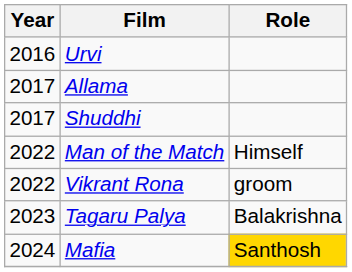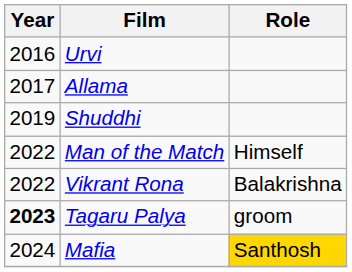(32, 119) 2017 -> (32, 119) 2019
(263, 184) groom -> (288, 184) Balakrishna
(32, 217) normal -> (32, 217) bold
(288, 217) Balakrishna -> (263, 217) groom
